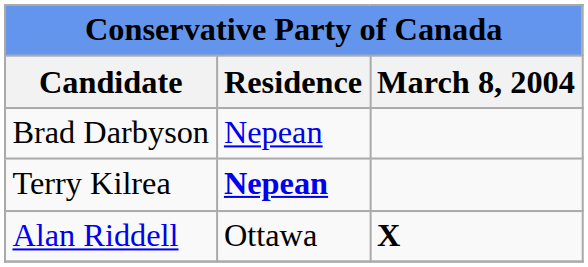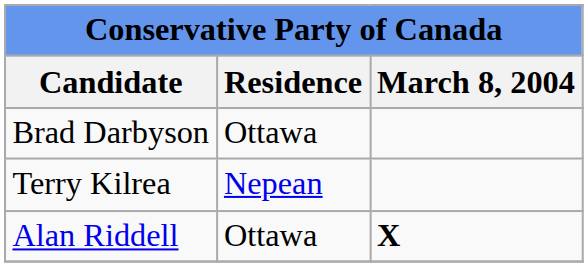(273, 132) Nepean -> (271, 132) Ottawa
(276, 183) bold -> (273, 183) normal
